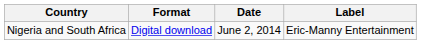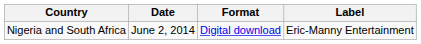columns swapped: (249, 13) <-> (172, 13)
